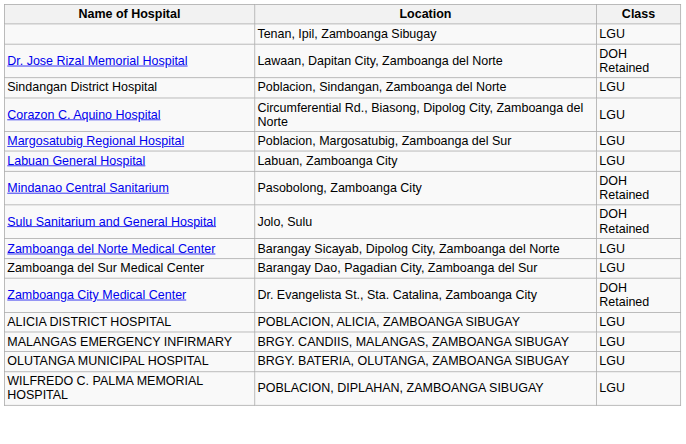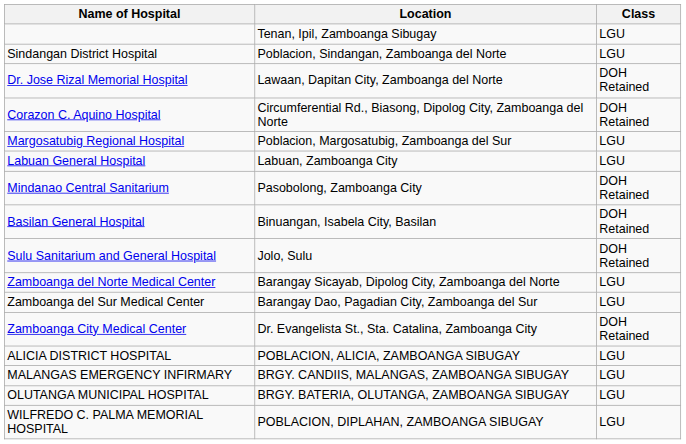rows swapped: (82, 87) <-> (97, 61)
(612, 114) LGU -> (624, 114) DOH Retained
+ row: (76, 221)
